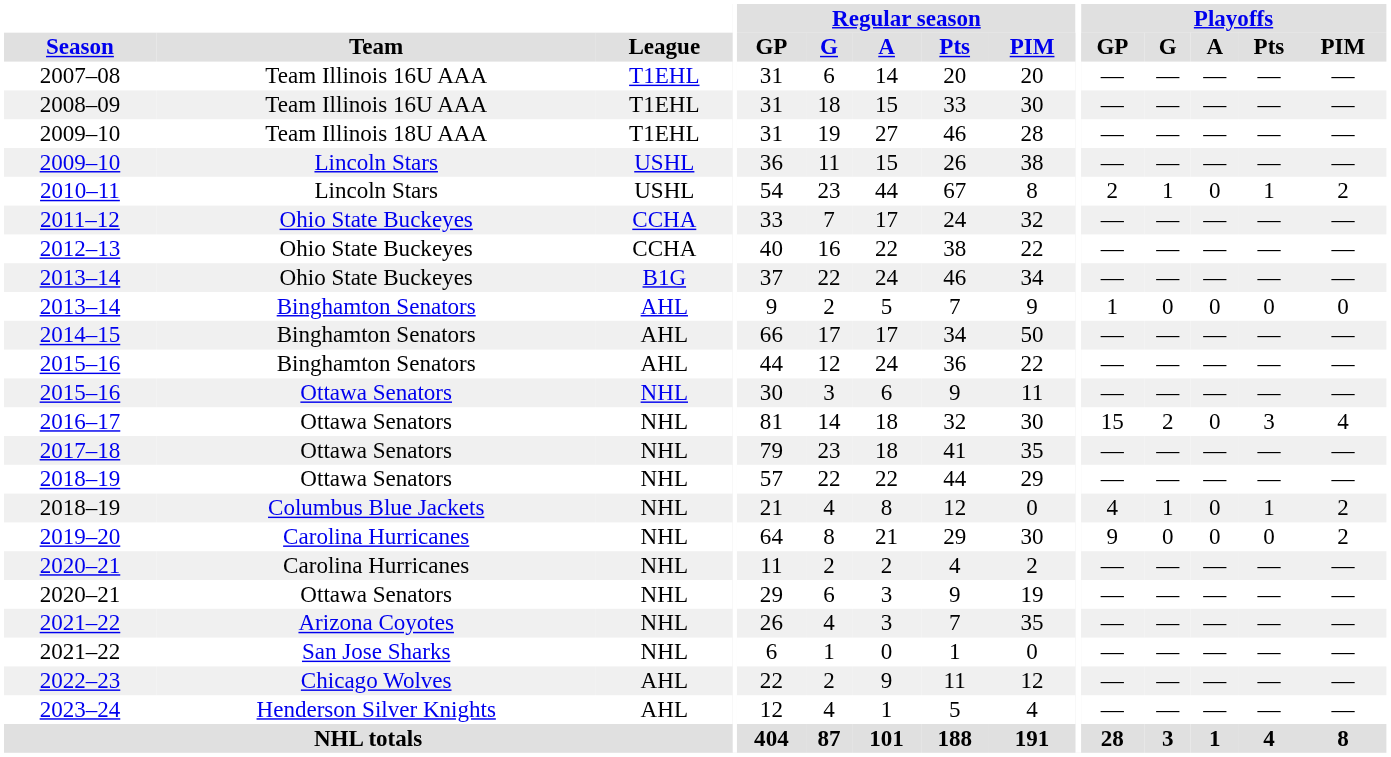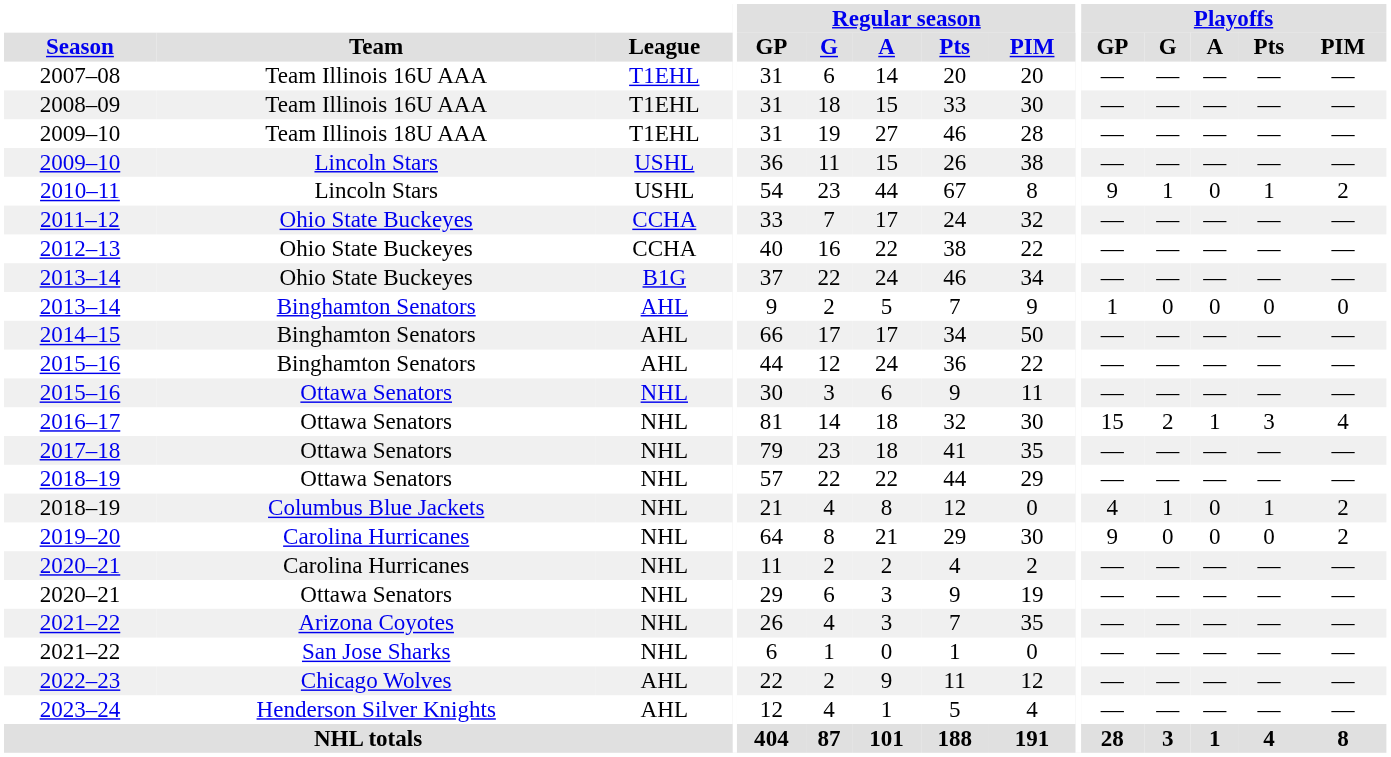(1112, 190) 2 -> (1112, 190) 9
(1215, 421) 0 -> (1215, 421) 1
